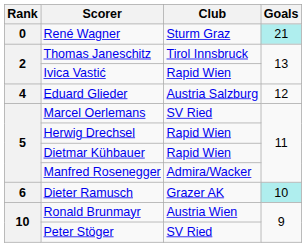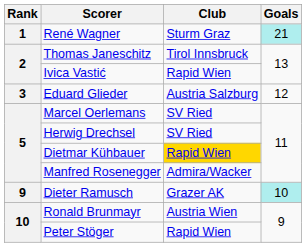(23, 34) 0 -> (23, 34) 1
(23, 93) 4 -> (23, 93) 3
(199, 133) Rapid Wien -> (189, 133) SV Ried
(199, 152) no background -> (199, 152) gold background
(23, 192) 6 -> (23, 192) 9
(189, 232) SV Ried -> (199, 232) Rapid Wien
